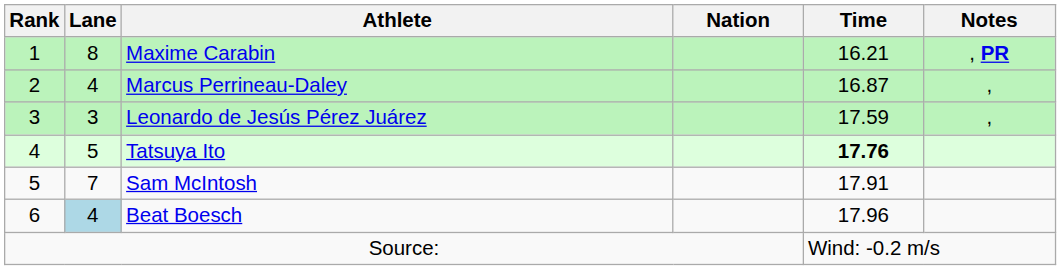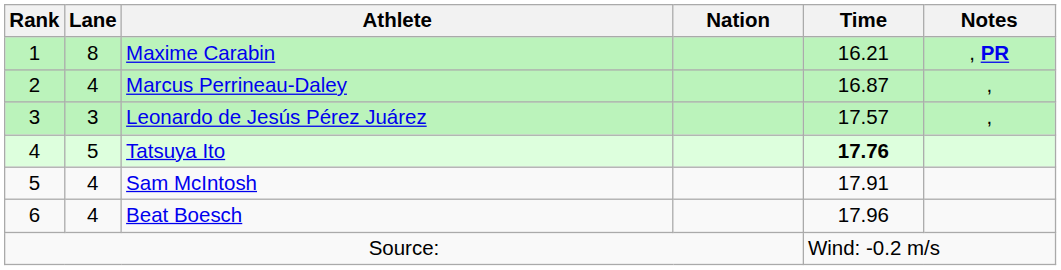(863, 118) 17.59 -> (863, 118) 17.57
(93, 183) 7 -> (93, 183) 4
(93, 215) lightblue background -> (93, 215) no background
